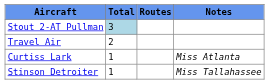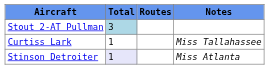- row: (34, 42)
(208, 57) Miss Atlanta -> (219, 42) Miss Tallahassee
(111, 72) no background -> (111, 57) lavender background
(219, 72) Miss Tallahassee -> (208, 57) Miss Atlanta
